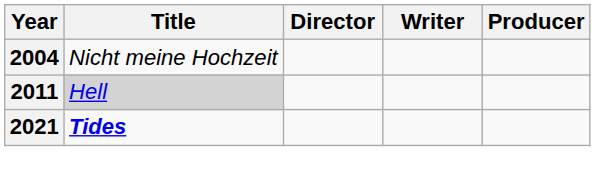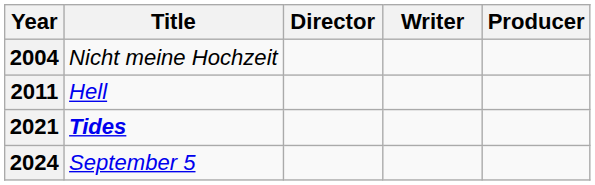(88, 92) lightgrey background -> (88, 92) no background
+ row: (34, 162)
